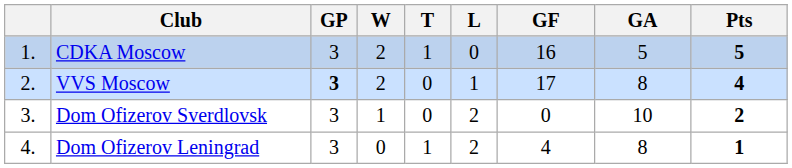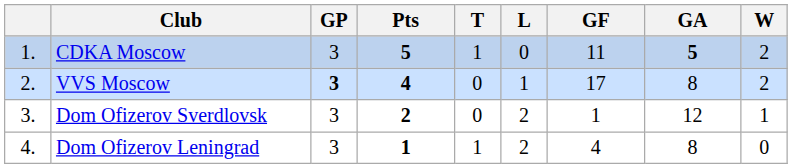columns swapped: (381, 20) <-> (739, 20)
(546, 52) 16 -> (596, 52) 11
(643, 52) normal -> (693, 52) bold
(546, 115) 0 -> (596, 115) 1
(643, 115) 10 -> (693, 115) 12
